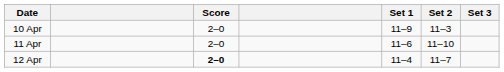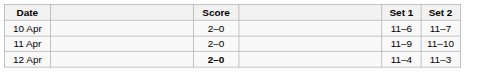- column: (480, 13)
(401, 28) 11–9 -> (401, 28) 11–6
(441, 28) 11–3 -> (441, 28) 11–7
(401, 44) 11–6 -> (401, 44) 11–9
(441, 60) 11–7 -> (441, 60) 11–3
